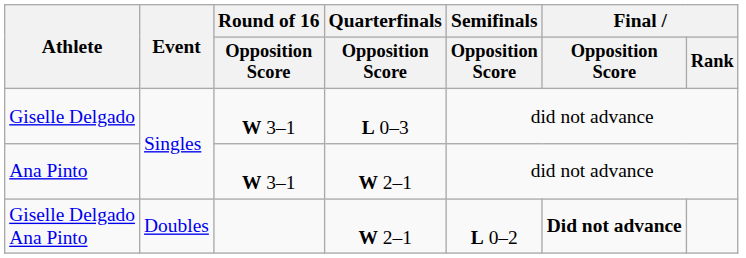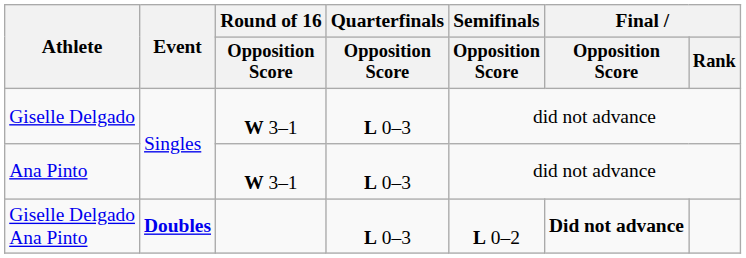(385, 182) W 2–1 -> (387, 182) L 0–3
(176, 226) normal -> (178, 226) bold
(385, 237) W 2–1 -> (387, 237) L 0–3
